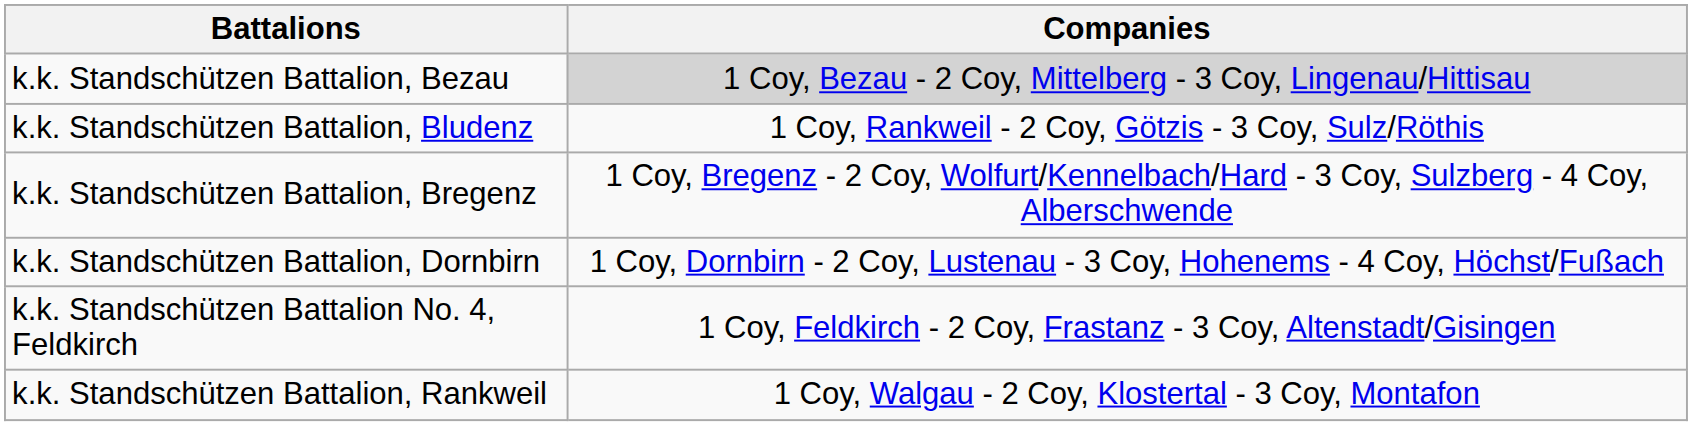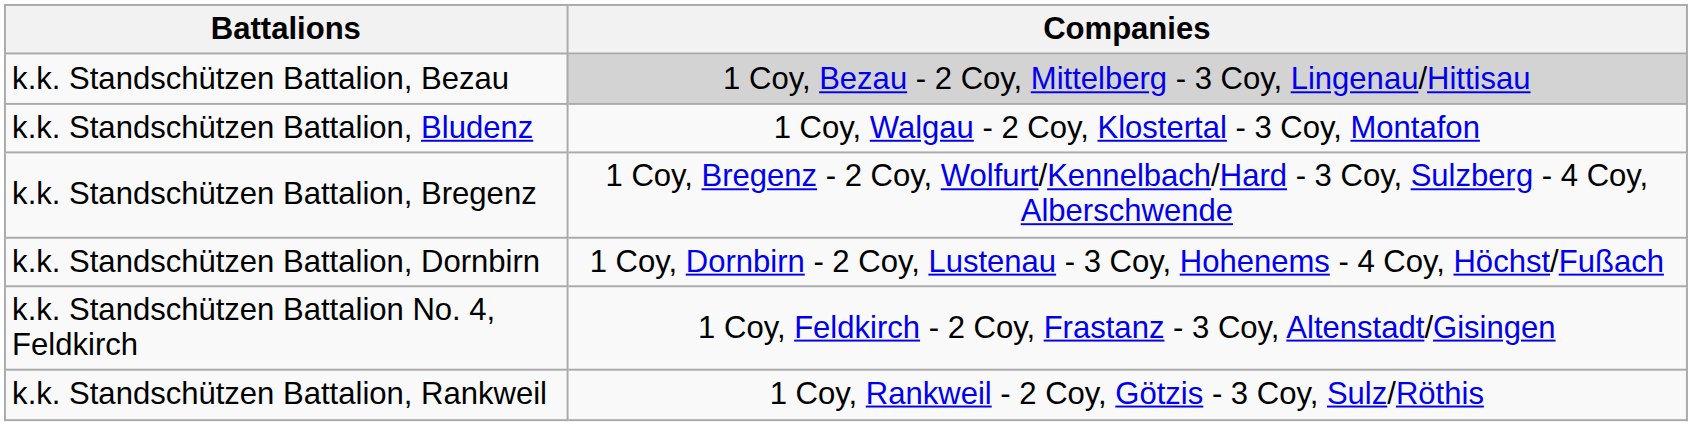(1127, 127) 1 Coy, Rankweil - 2 Coy, Götzis - 3 Coy, Sulz/Röthis -> (1127, 127) 1 Coy, Walgau - 2 Coy, Klostertal - 3 Coy, Montafon
(1127, 394) 1 Coy, Walgau - 2 Coy, Klostertal - 3 Coy, Montafon -> (1127, 394) 1 Coy, Rankweil - 2 Coy, Götzis - 3 Coy, Sulz/Röthis
